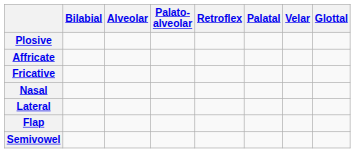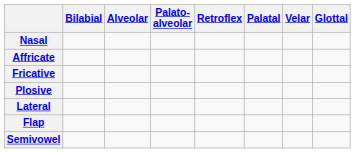rows swapped: (34, 40) <-> (34, 90)
